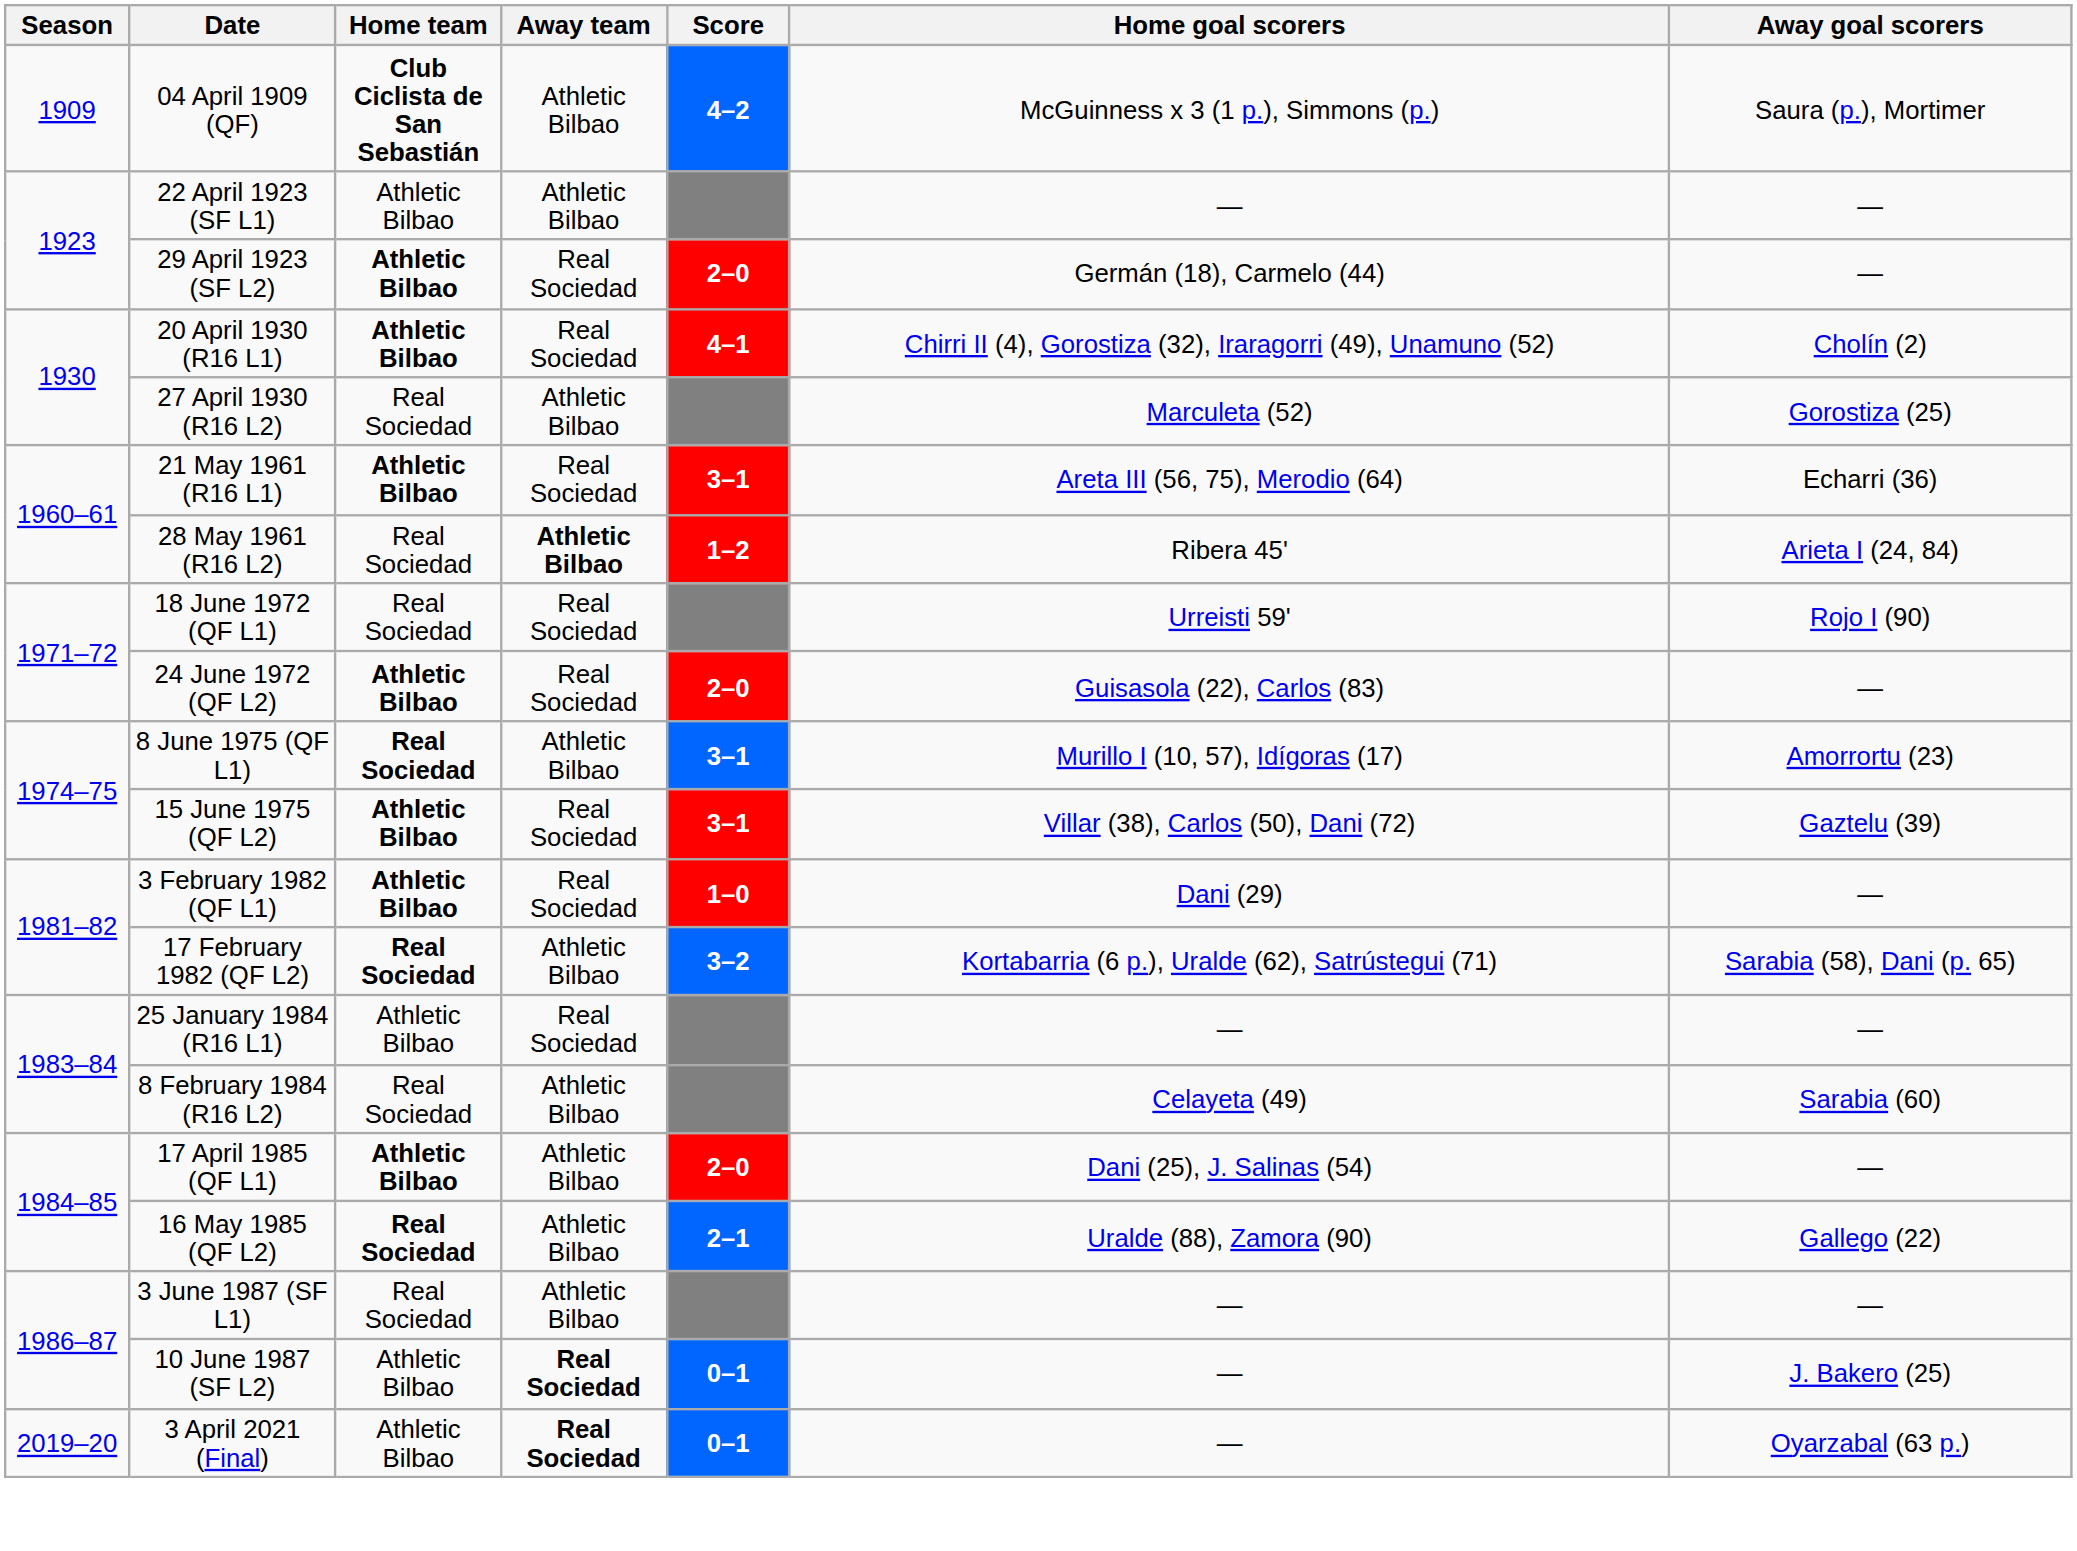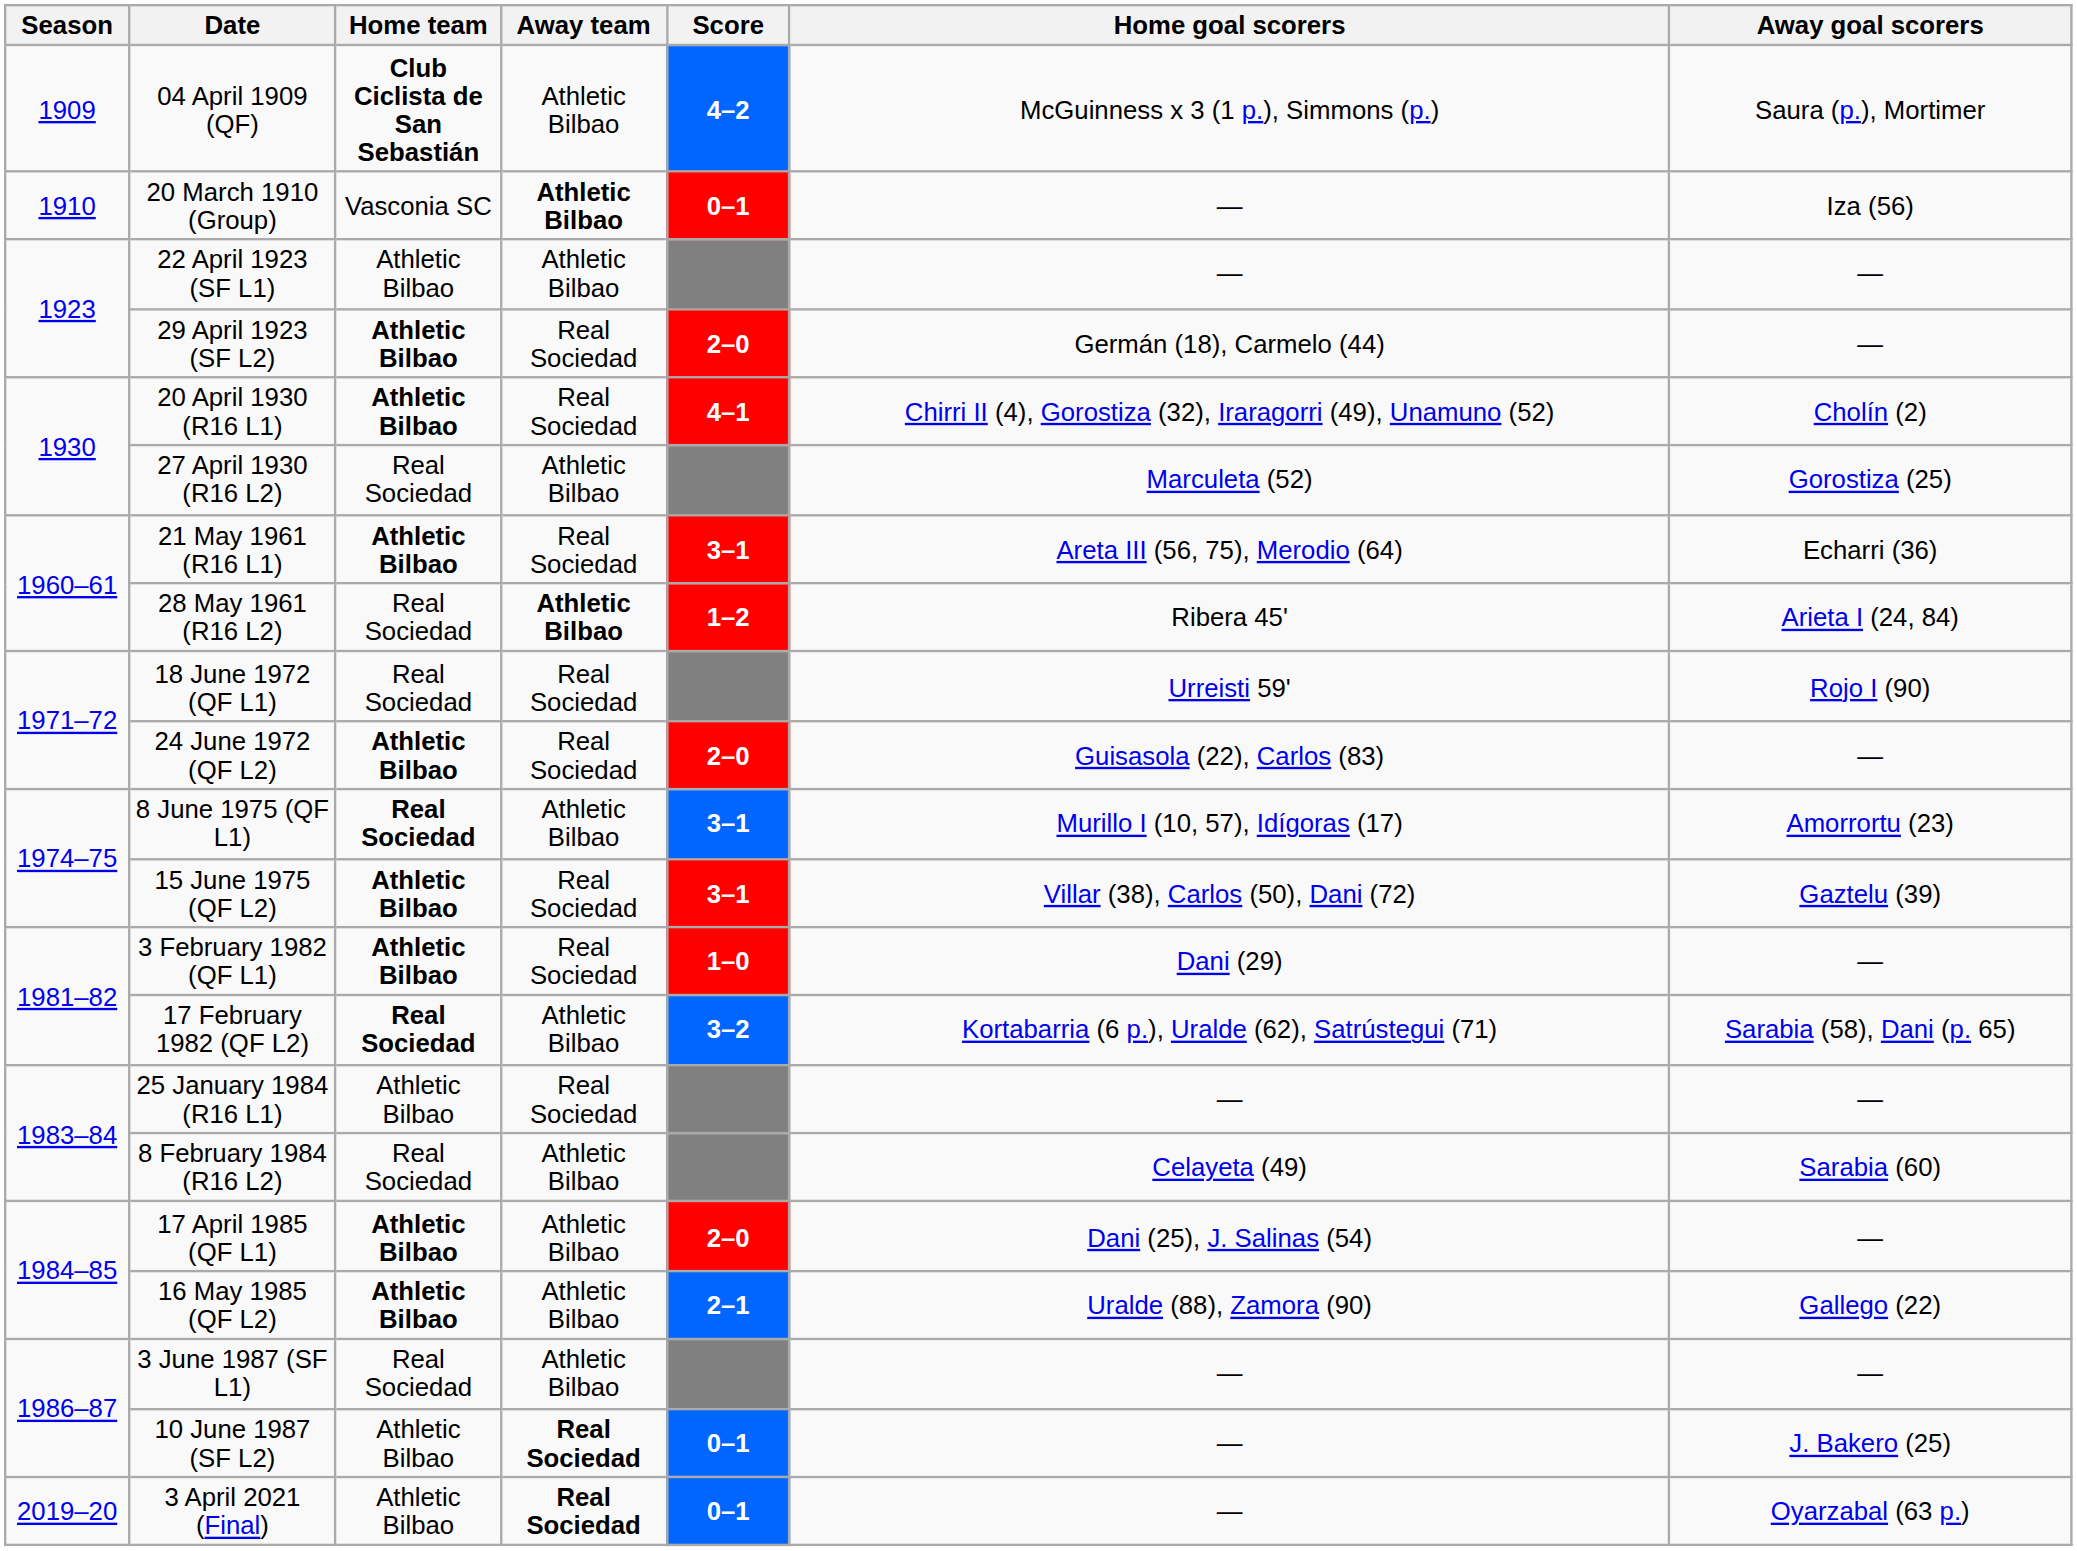+ row: (232, 205)
(418, 1236) Real Sociedad -> (418, 1305) Athletic Bilbao
